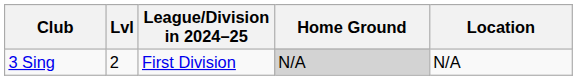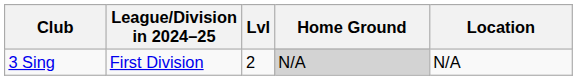columns swapped: (206, 27) <-> (122, 27)
